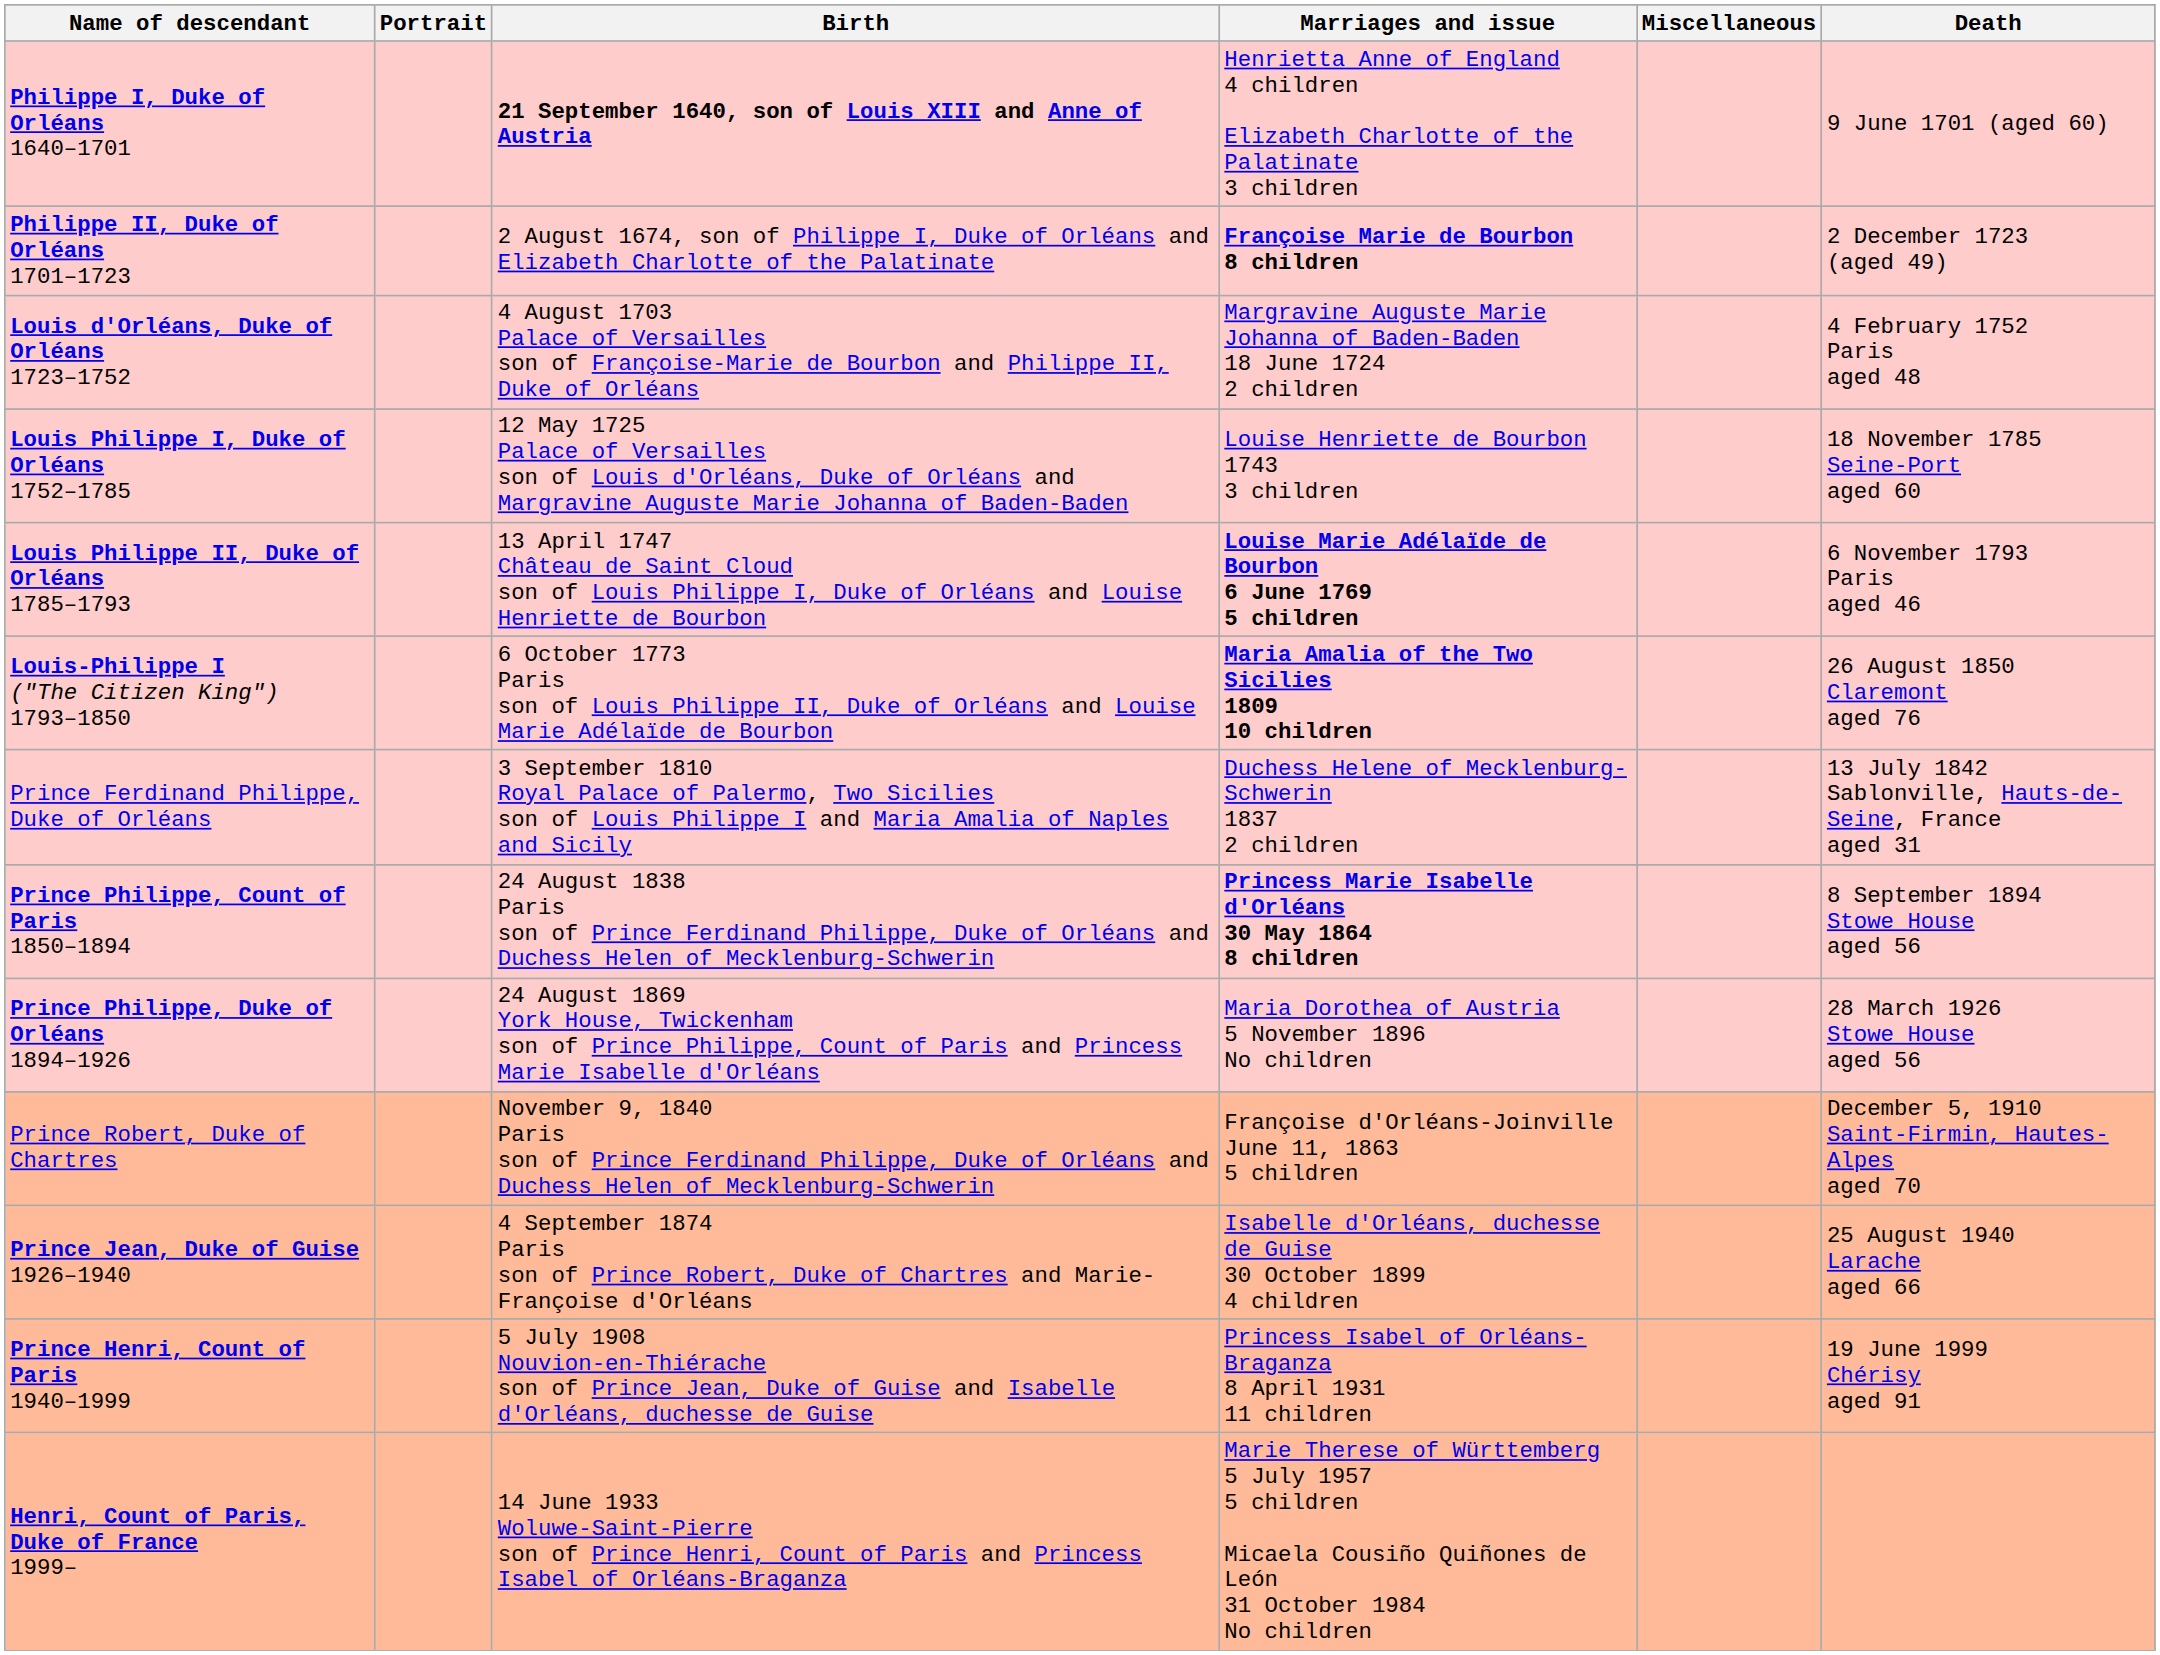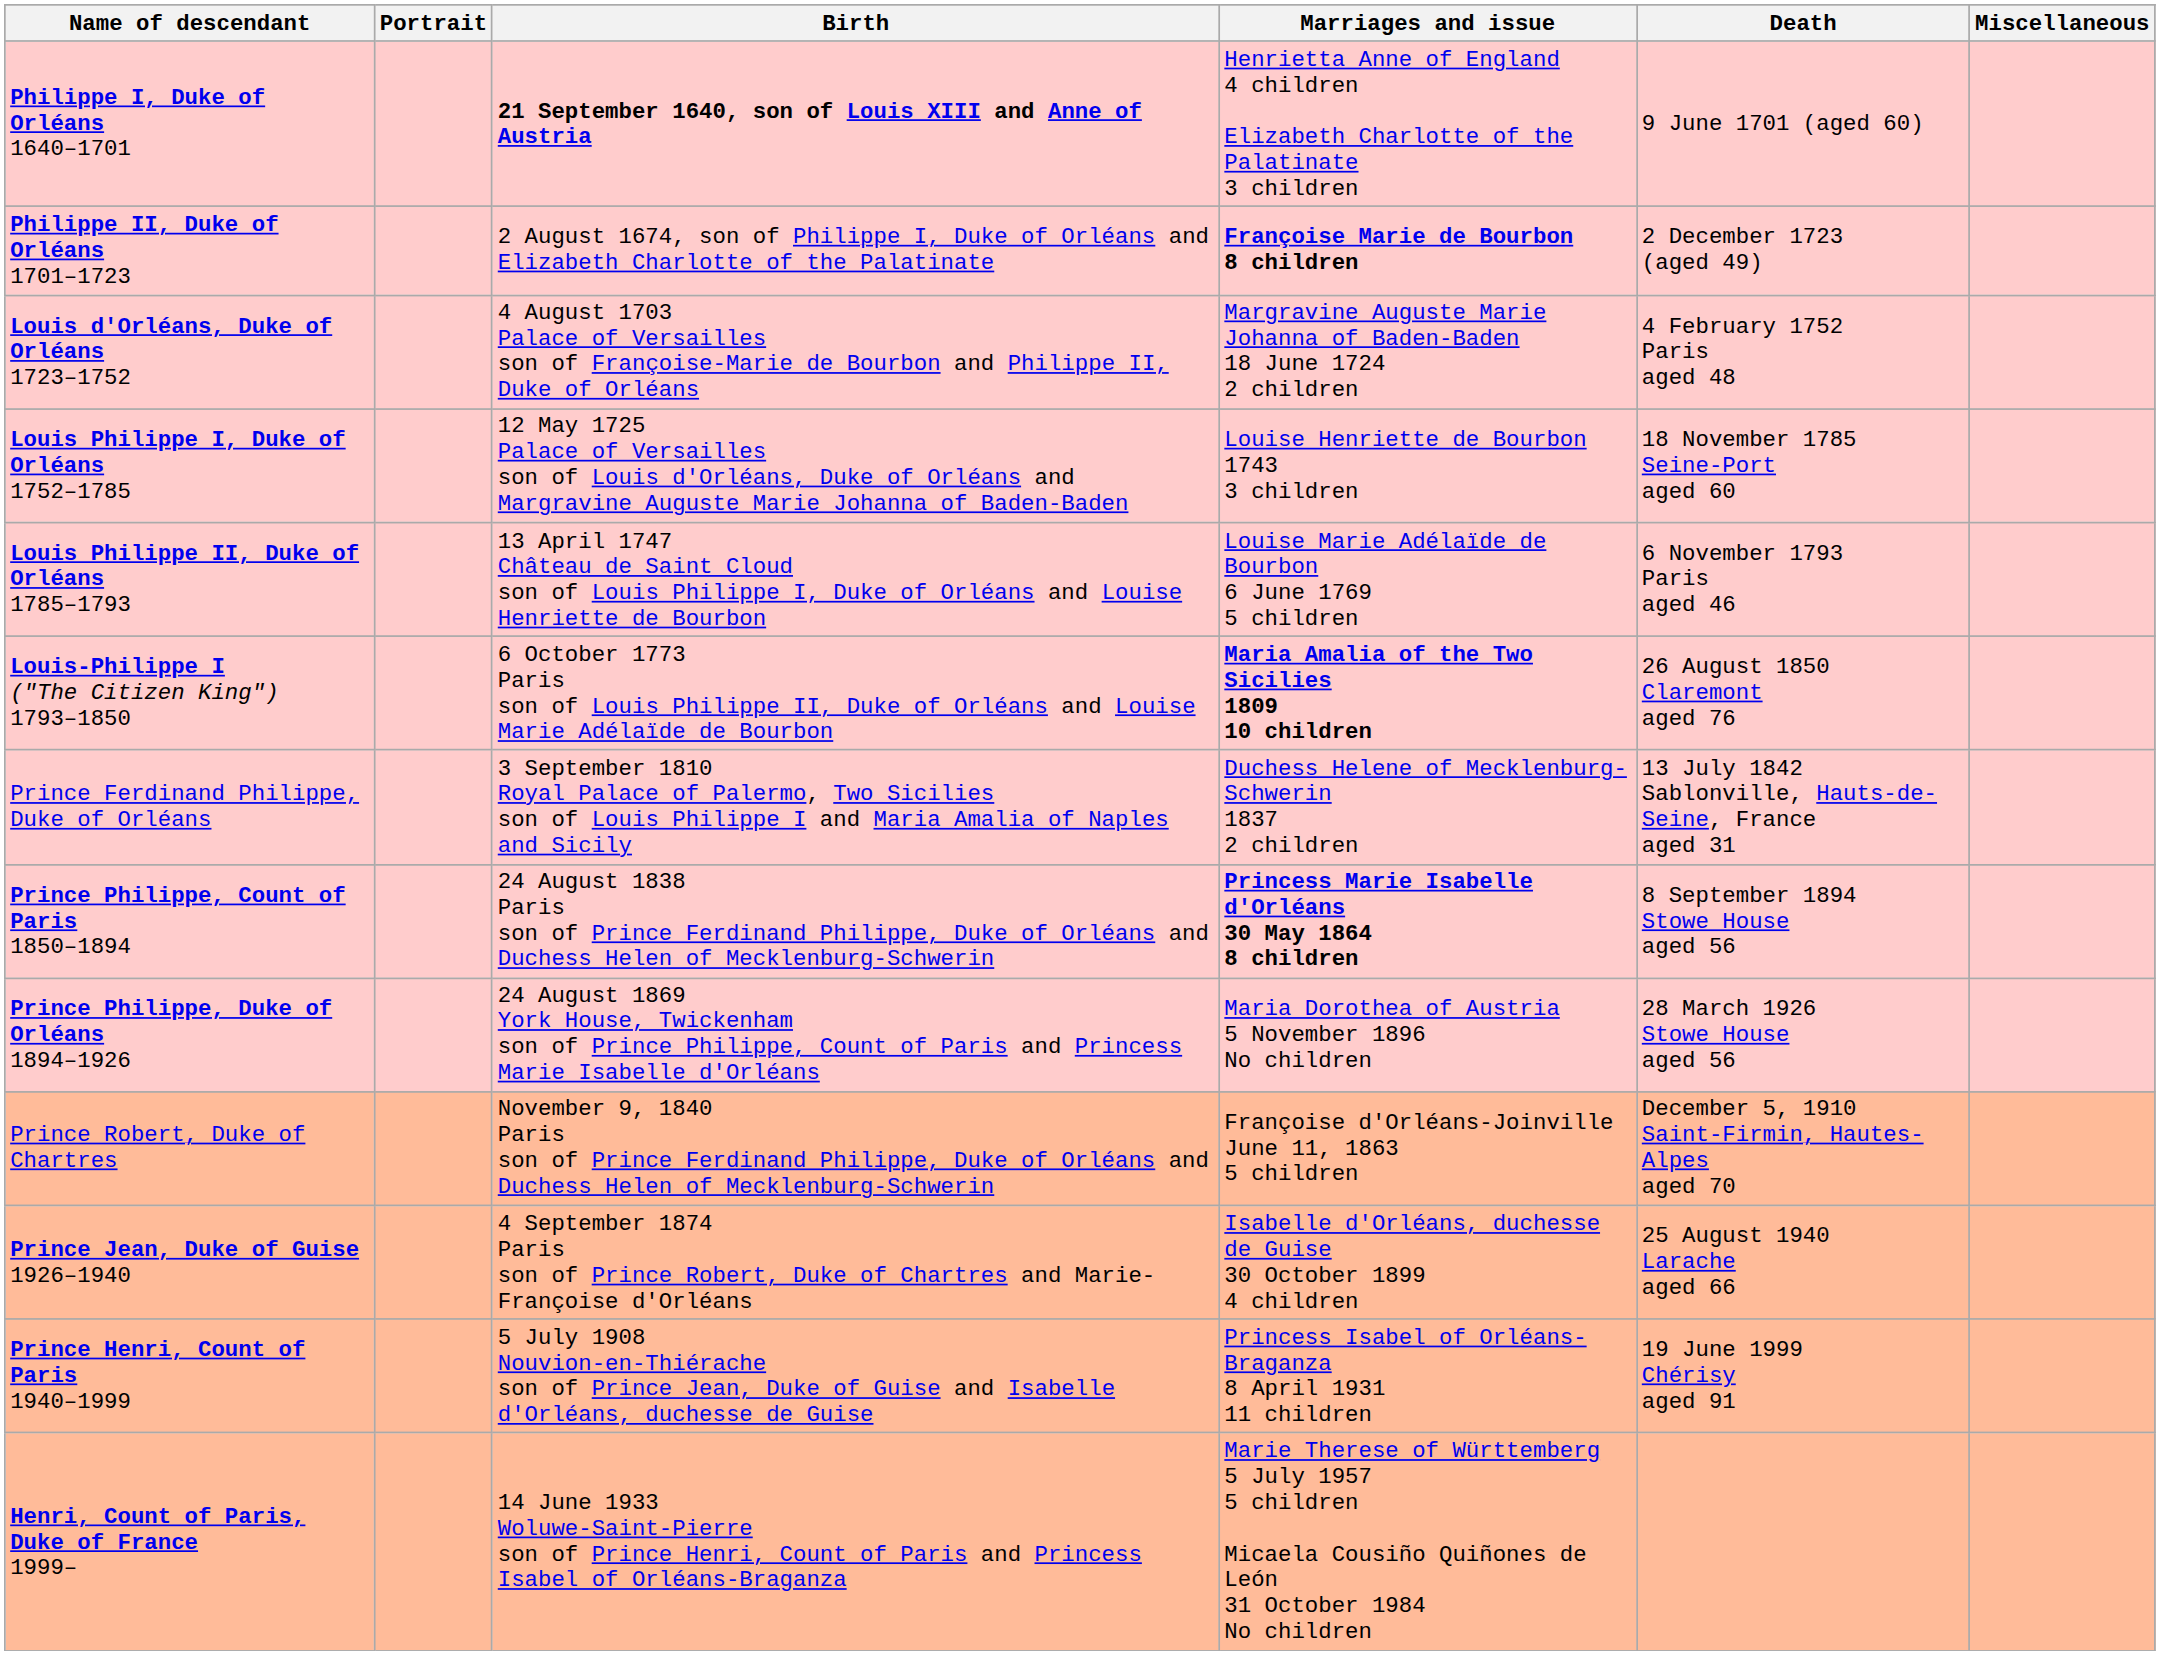columns swapped: (1988, 23) <-> (1729, 23)
(1385, 579) bold -> (1385, 579) normal
